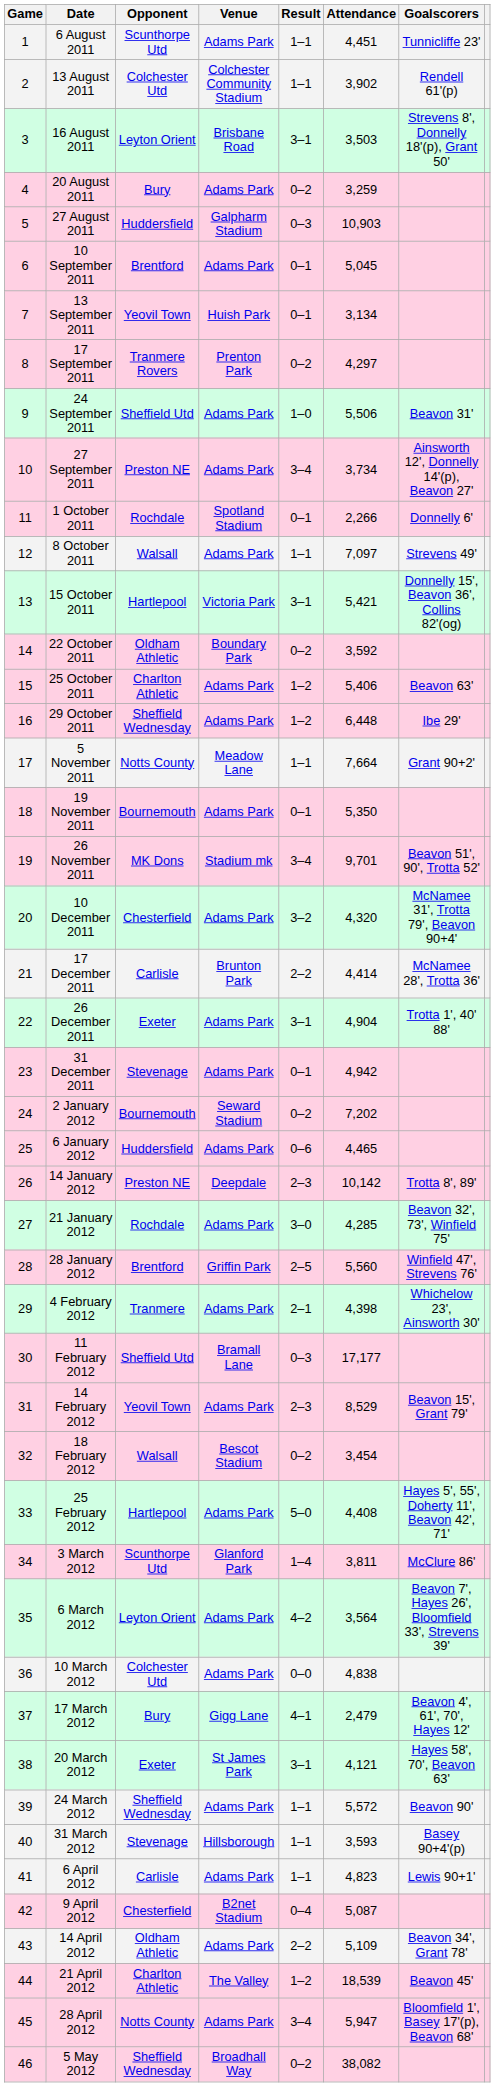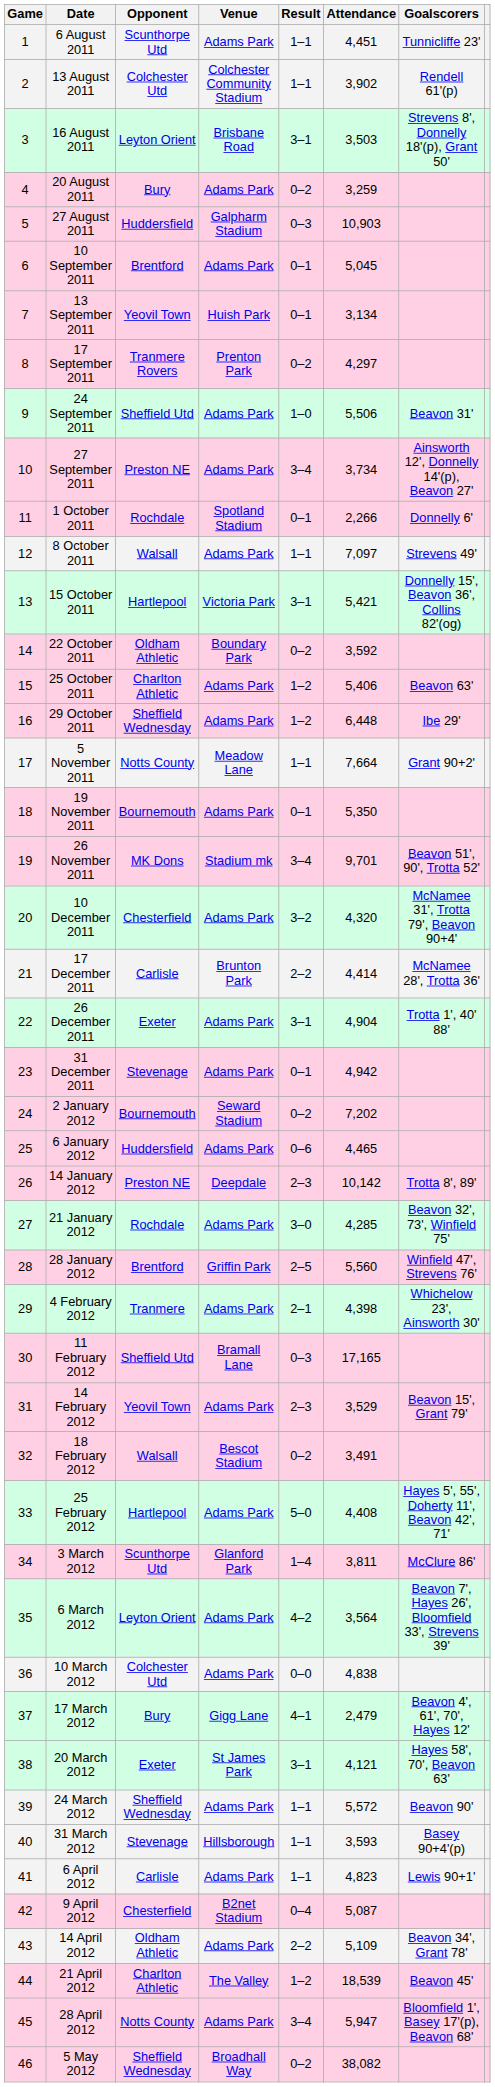(361, 1358) 17,177 -> (361, 1358) 17,165
(361, 1407) 8,529 -> (361, 1407) 3,529
(361, 1456) 3,454 -> (361, 1456) 3,491
